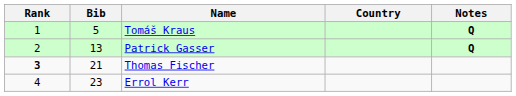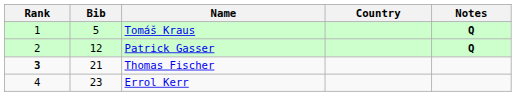(96, 48) 13 -> (96, 48) 12
